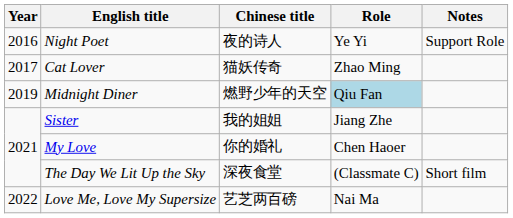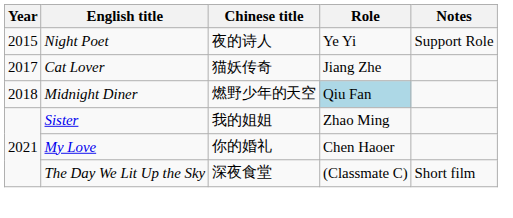(23, 41) 2016 -> (23, 41) 2015
(367, 67) Zhao Ming -> (352, 67) Jiang Zhe
(23, 94) 2019 -> (23, 94) 2018
(363, 120) Jiang Zhe -> (356, 120) Zhao Ming
- row: (130, 199)
